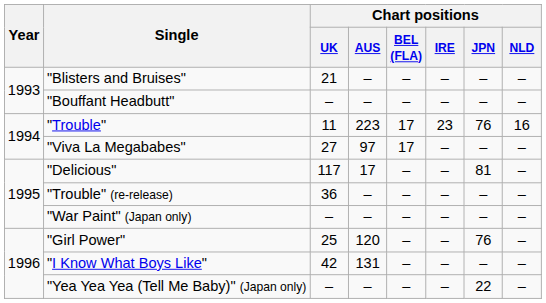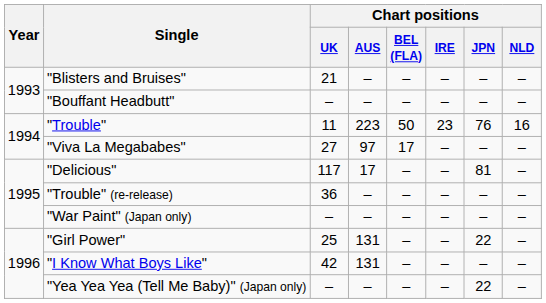(406, 124) 17 -> (406, 124) 50
(368, 240) 120 -> (368, 240) 131
(483, 240) 76 -> (483, 240) 22
